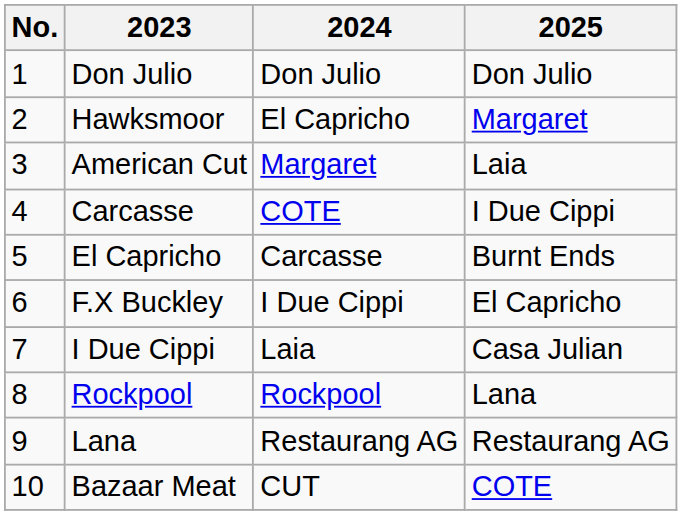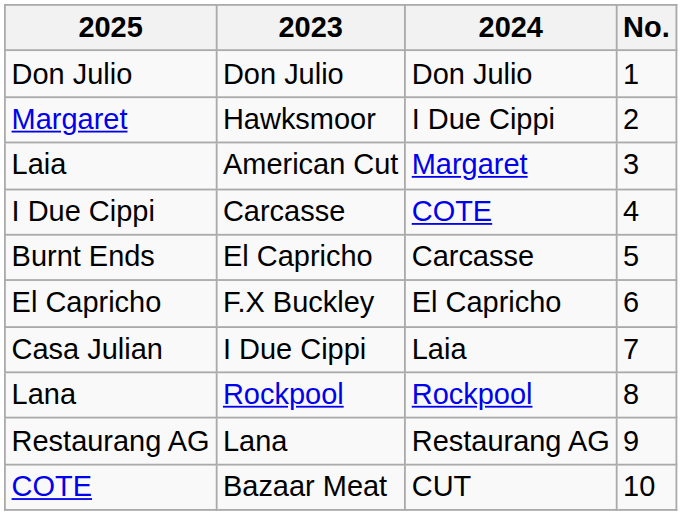columns swapped: (35, 27) <-> (571, 27)
(335, 119) El Capricho -> (483, 119) I Due Cippi
(332, 303) I Due Cippi -> (487, 303) El Capricho
